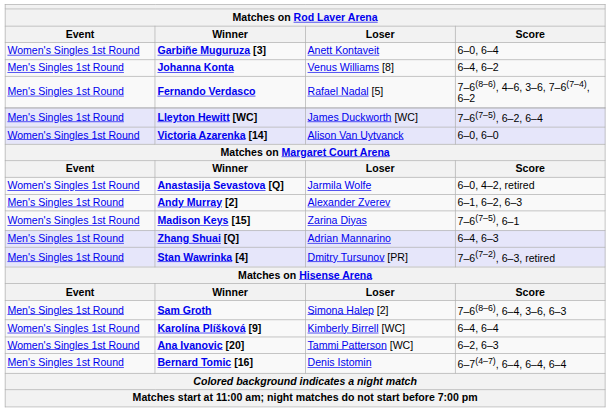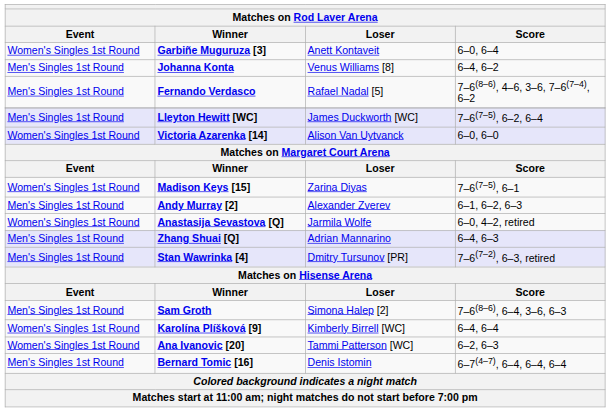rows swapped: (204, 220) <-> (221, 186)
